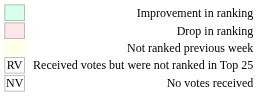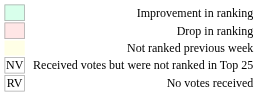(15, 65) RV -> (15, 65) NV
(15, 83) NV -> (15, 83) RV
